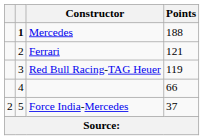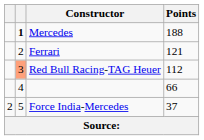(21, 69) no background -> (21, 69) lightsalmon background
(174, 69) 119 -> (174, 69) 112
